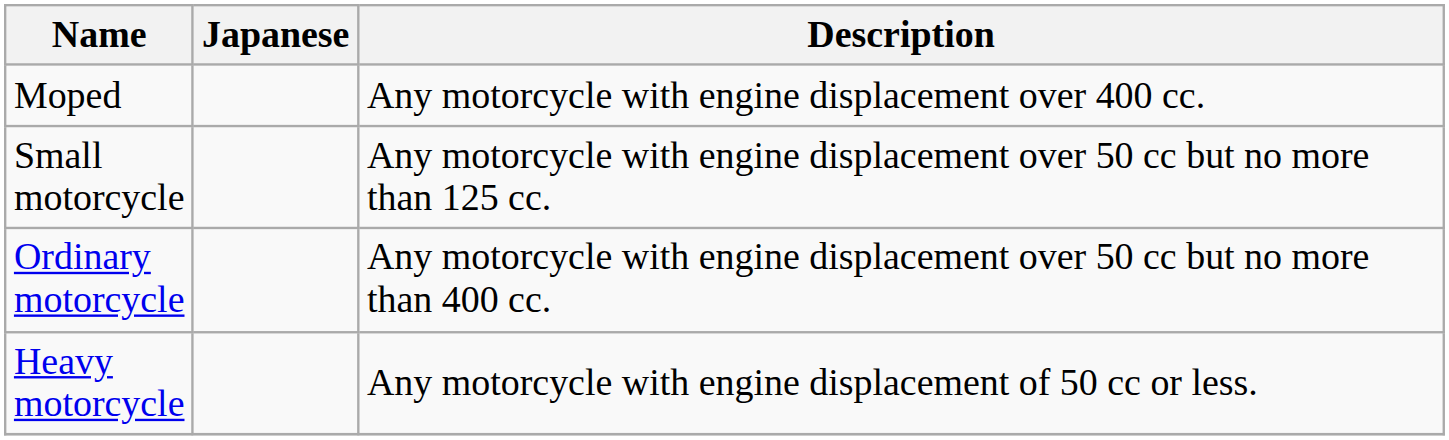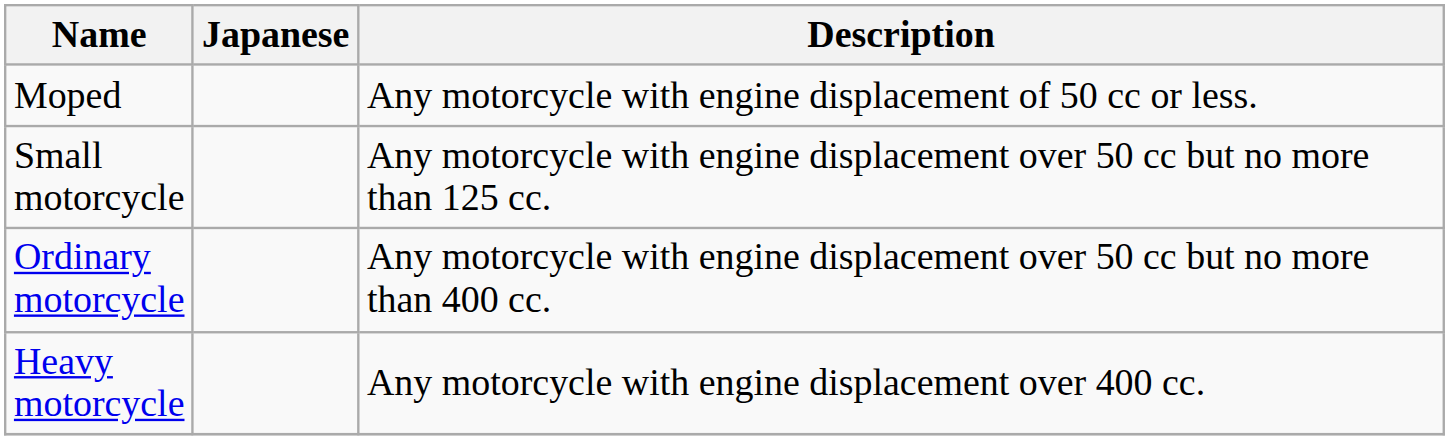(786, 94) Any motorcycle with engine displacement over 400 cc. -> (812, 94) Any motorcycle with engine displacement of 50 cc or less.
(812, 381) Any motorcycle with engine displacement of 50 cc or less. -> (786, 381) Any motorcycle with engine displacement over 400 cc.
